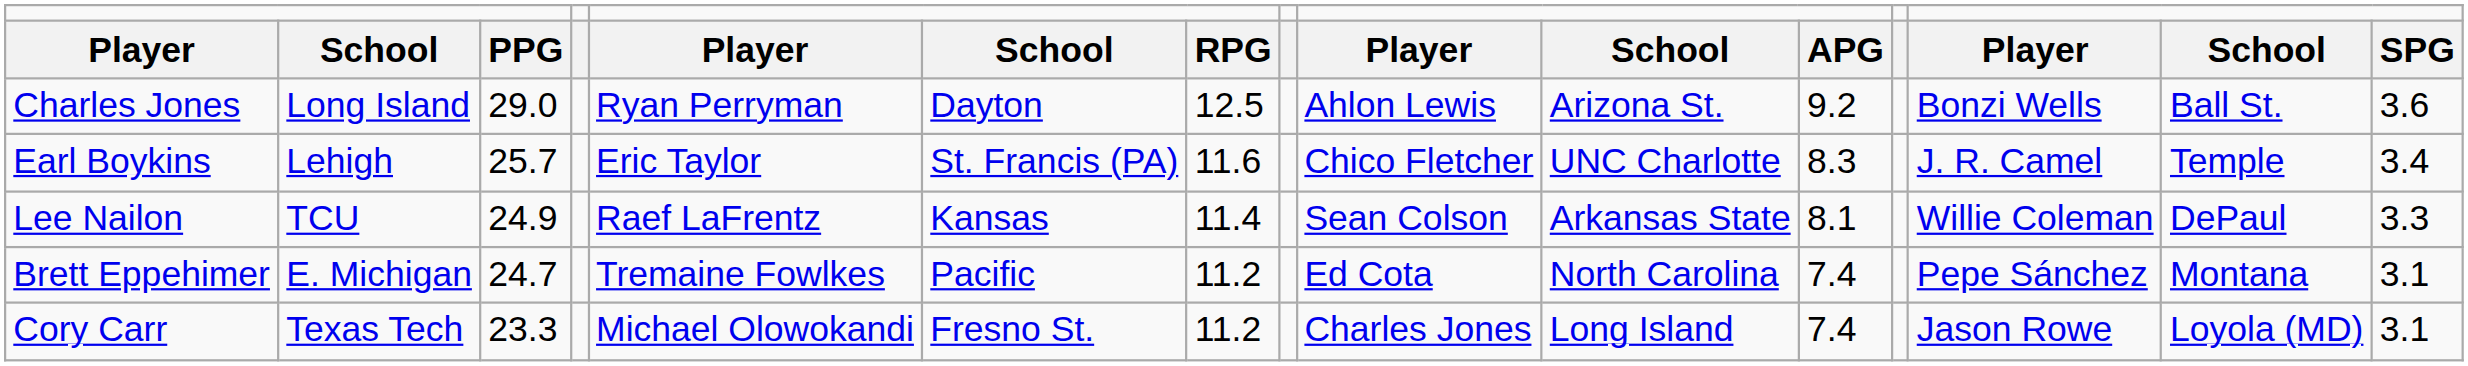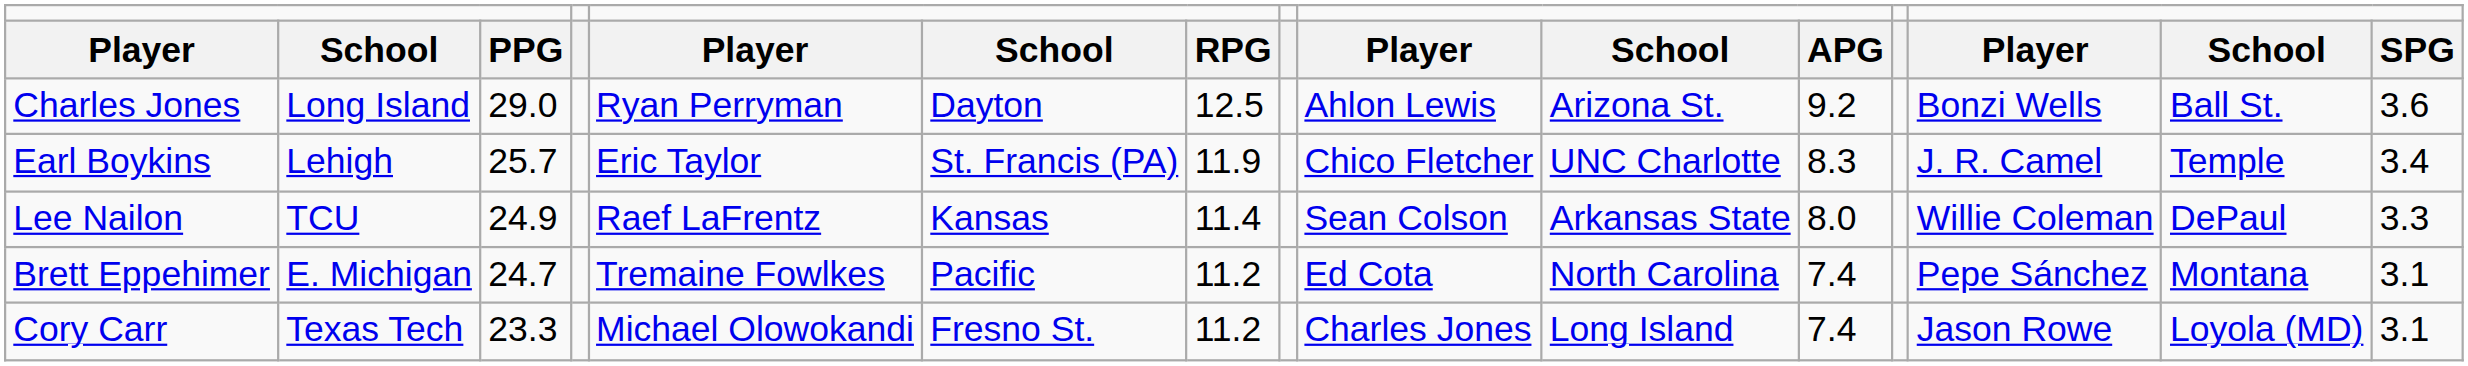(1228, 161) 11.6 -> (1228, 161) 11.9
(1832, 218) 8.1 -> (1832, 218) 8.0
